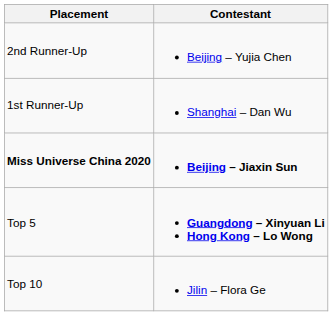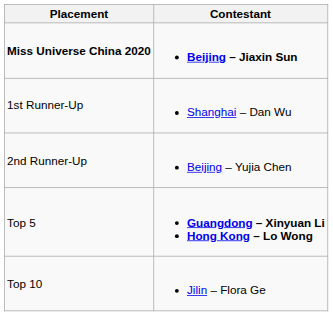rows swapped: (79, 161) <-> (47, 51)
